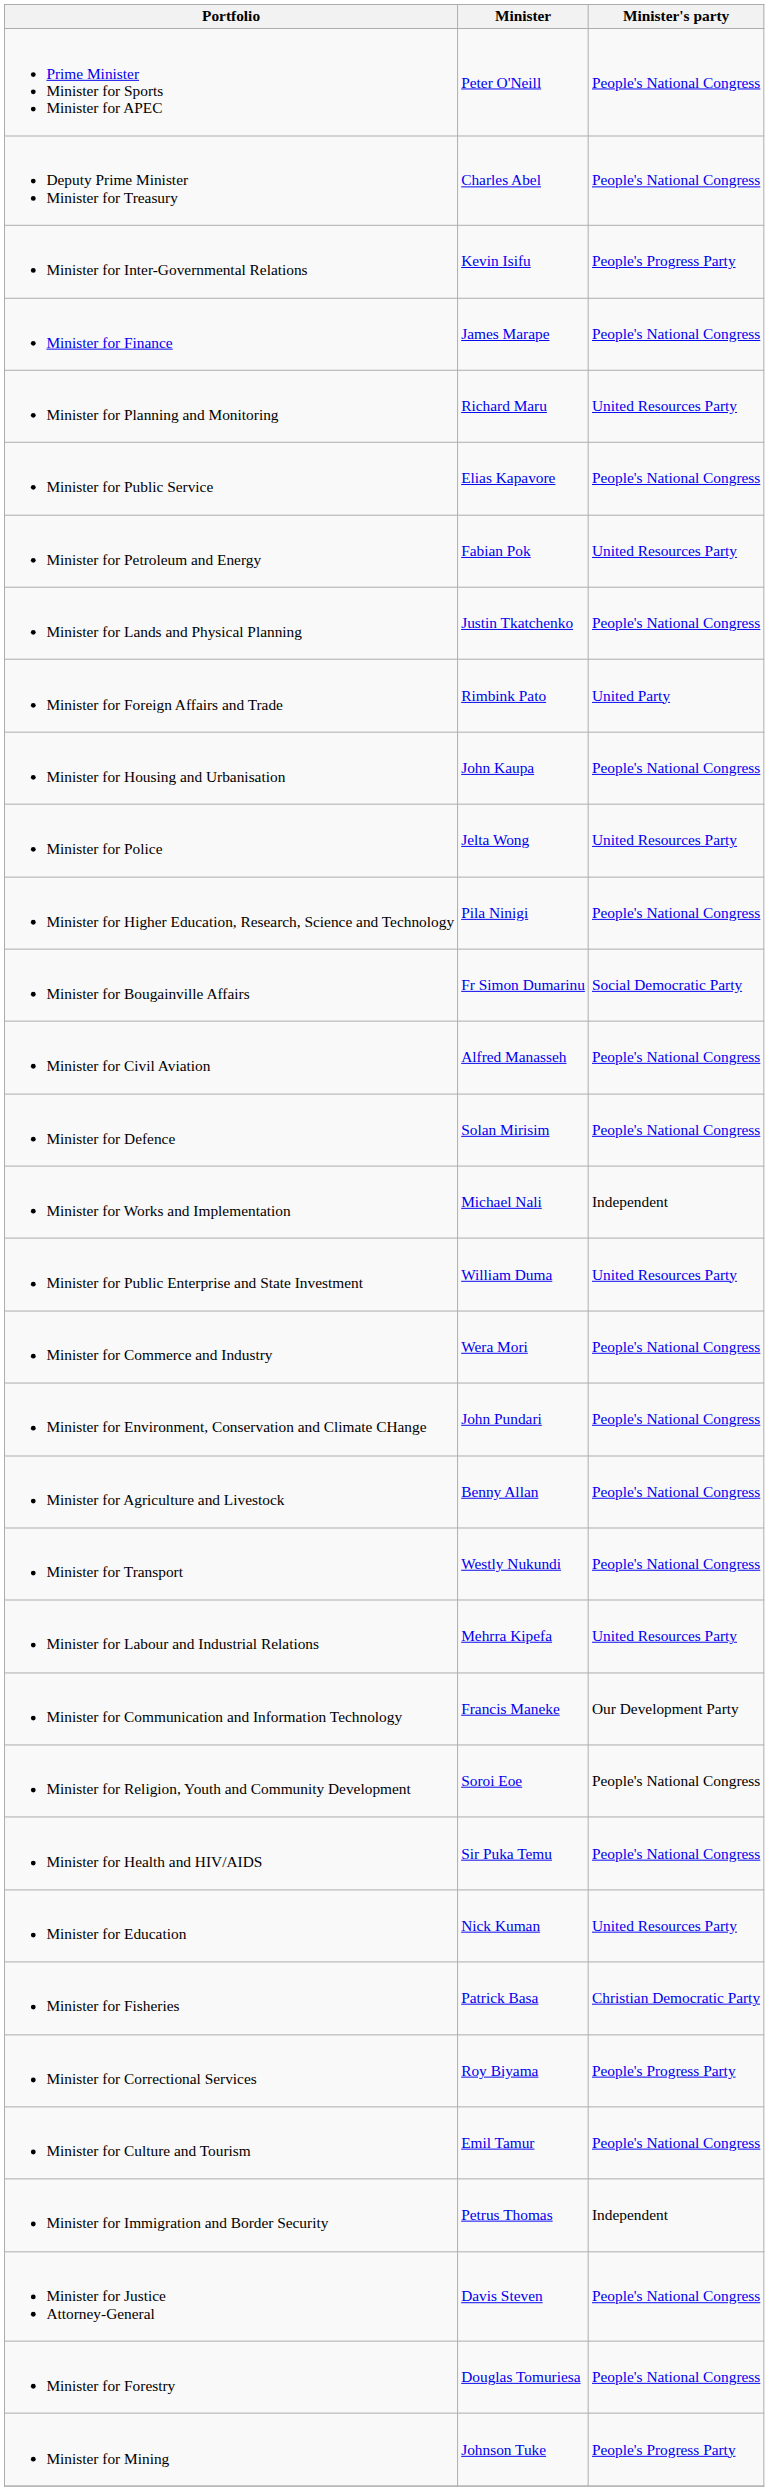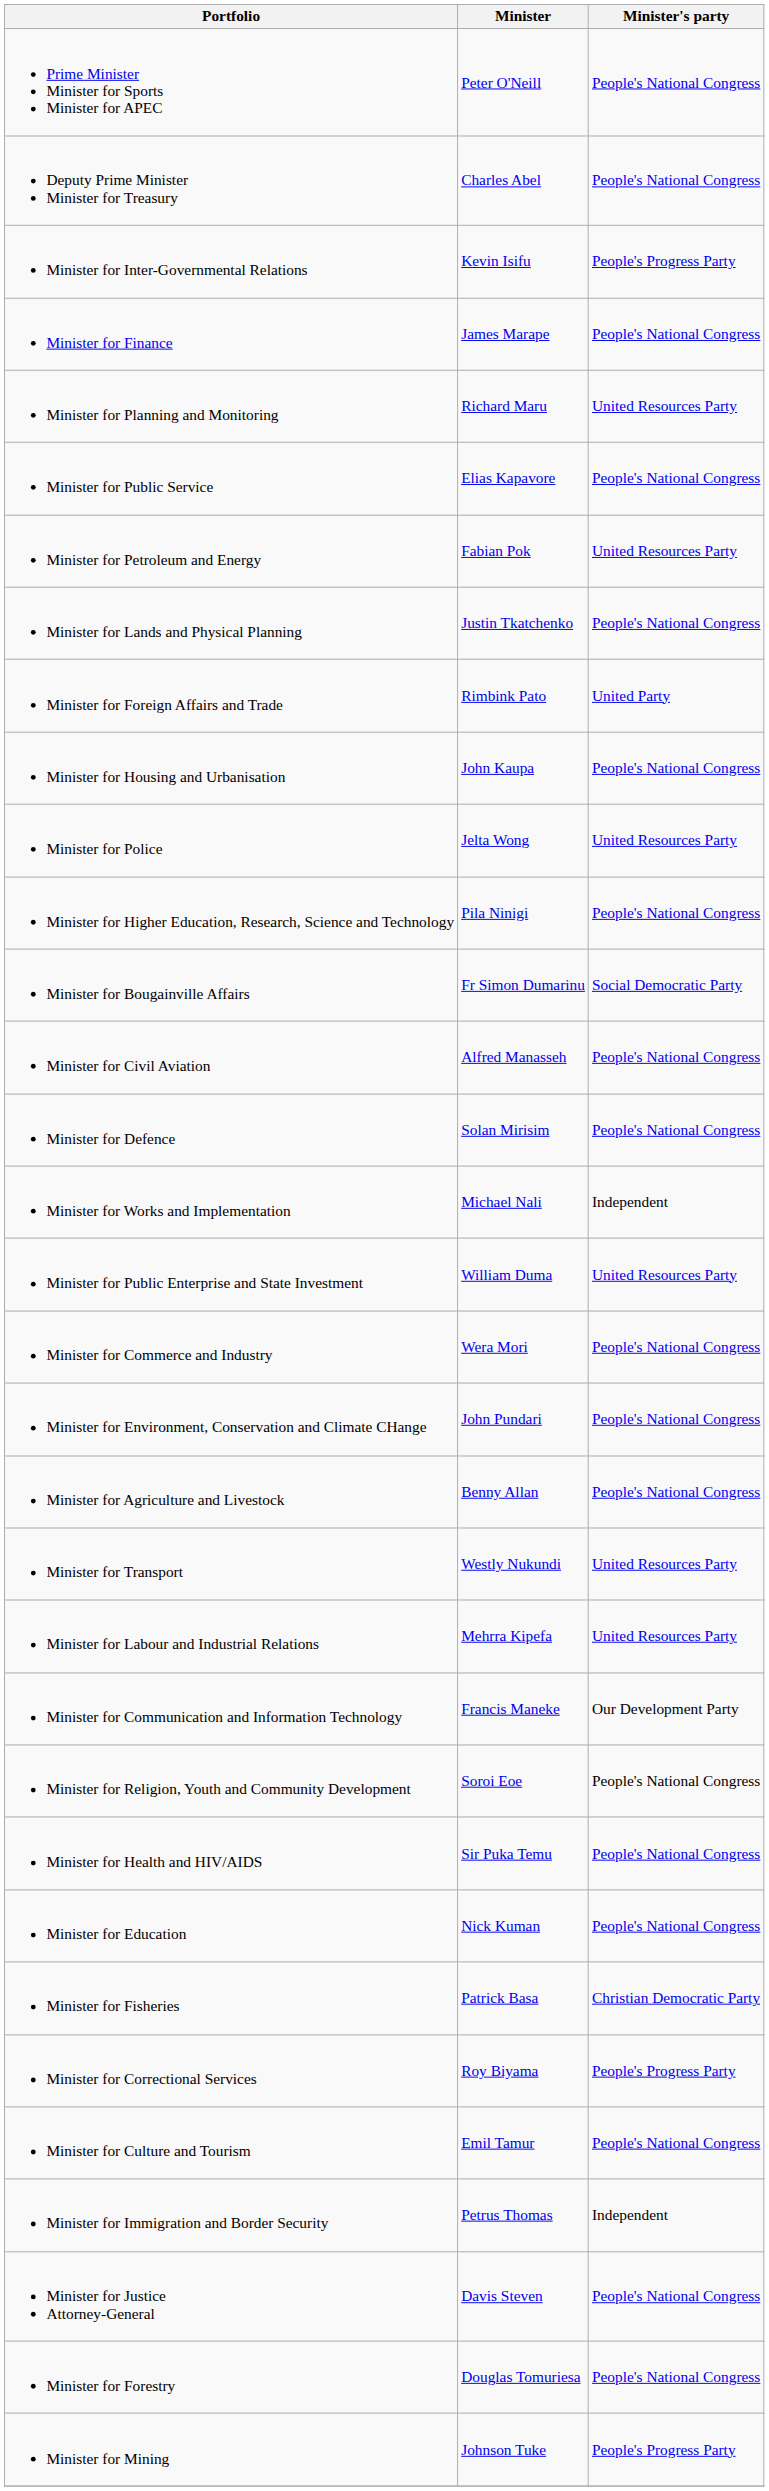(676, 1564) People's National Congress -> (665, 1564) United Resources Party
(665, 1925) United Resources Party -> (676, 1925) People's National Congress
